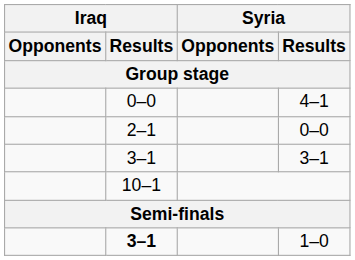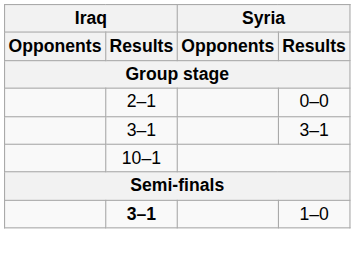- row: (314, 102)
